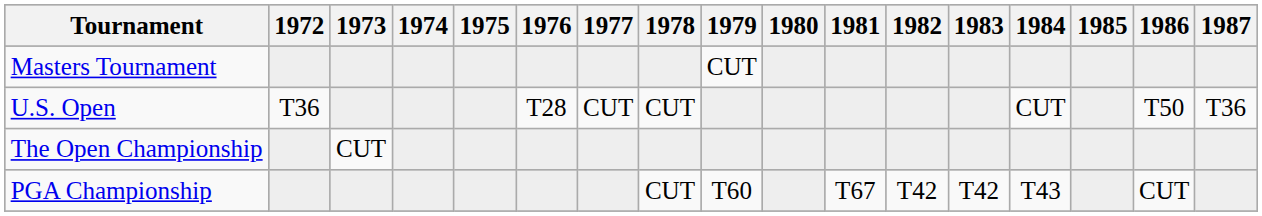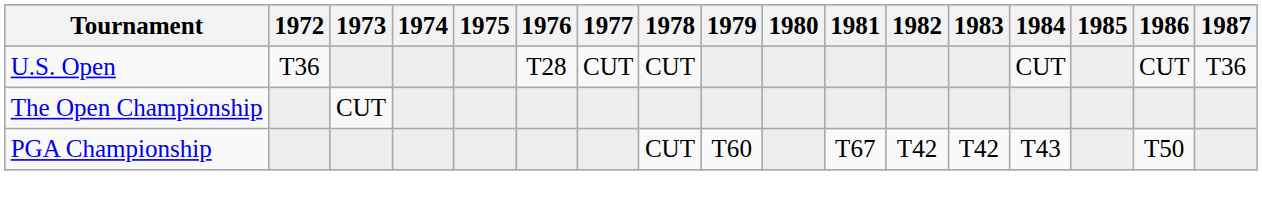- row: (114, 66)
(1164, 108) T50 -> (1164, 66) CUT
(1164, 190) CUT -> (1164, 149) T50
